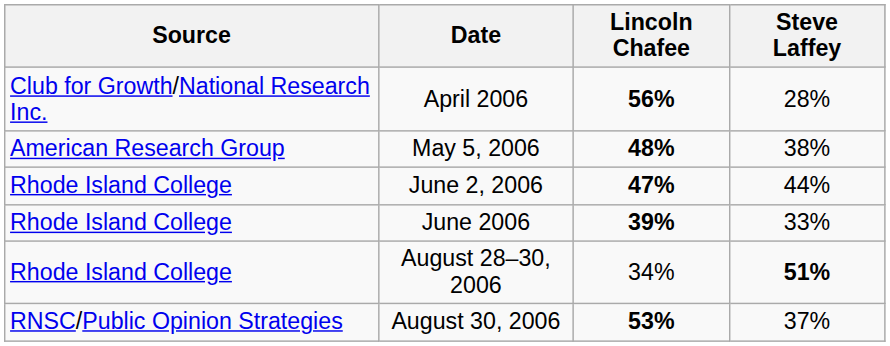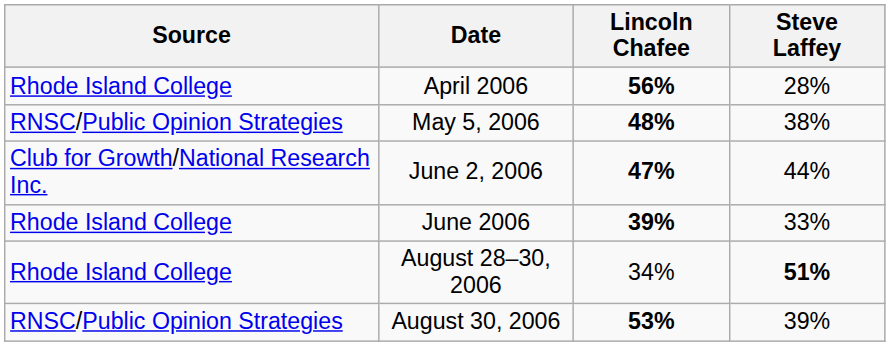(190, 98) Club for Growth/National Research Inc. -> (121, 85) Rhode Island College
(147, 148) American Research Group -> (176, 122) RNSC/Public Opinion Strategies
(121, 185) Rhode Island College -> (190, 172) Club for Growth/National Research Inc.
(807, 321) 37% -> (807, 321) 39%
